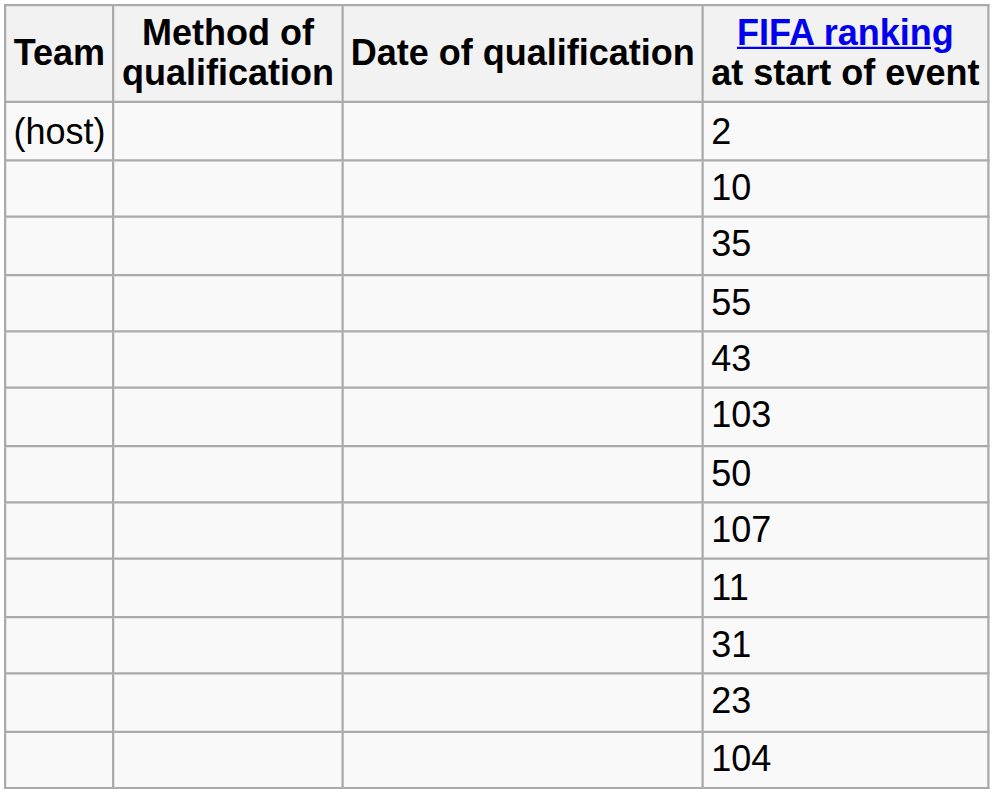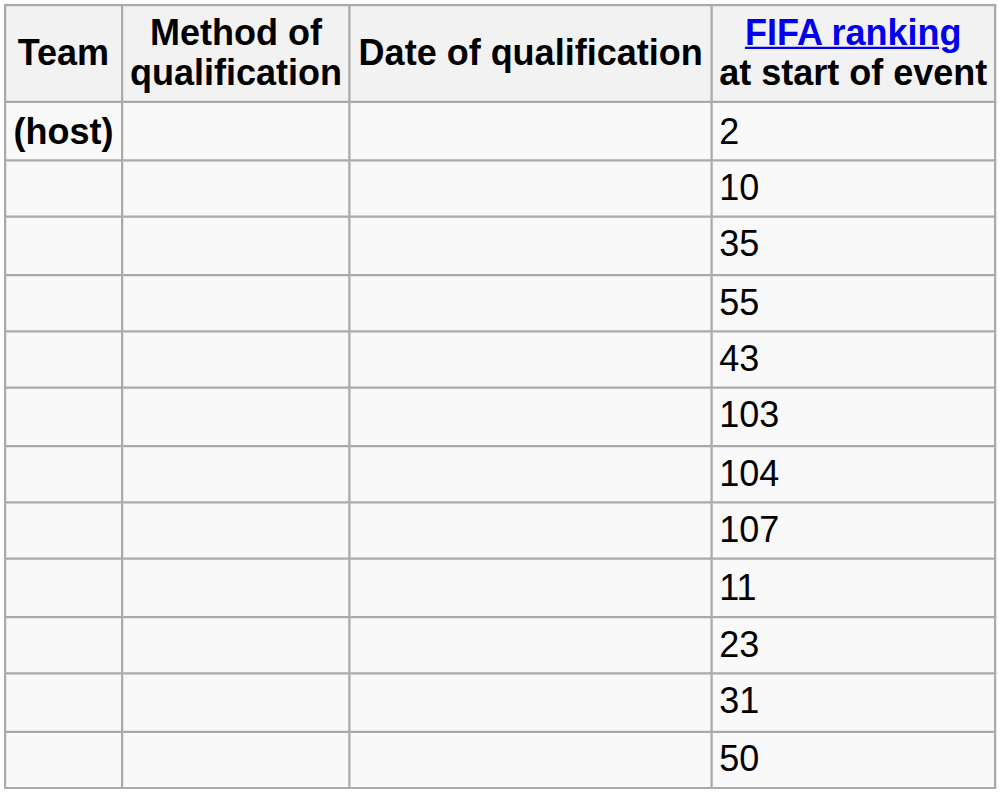(59, 130) normal -> (63, 130) bold
rows swapped: (741, 758) <-> (731, 473)
rows swapped: (731, 701) <-> (731, 644)
